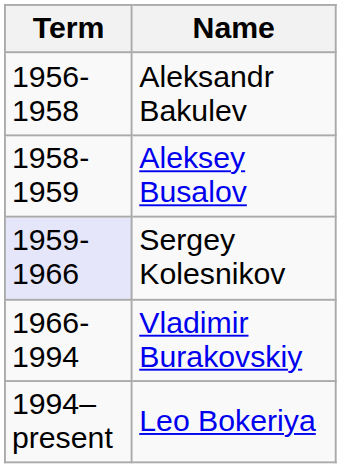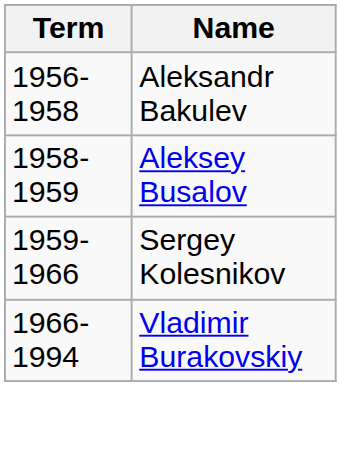(51, 257) lavender background -> (51, 257) no background
- row: (228, 421)
